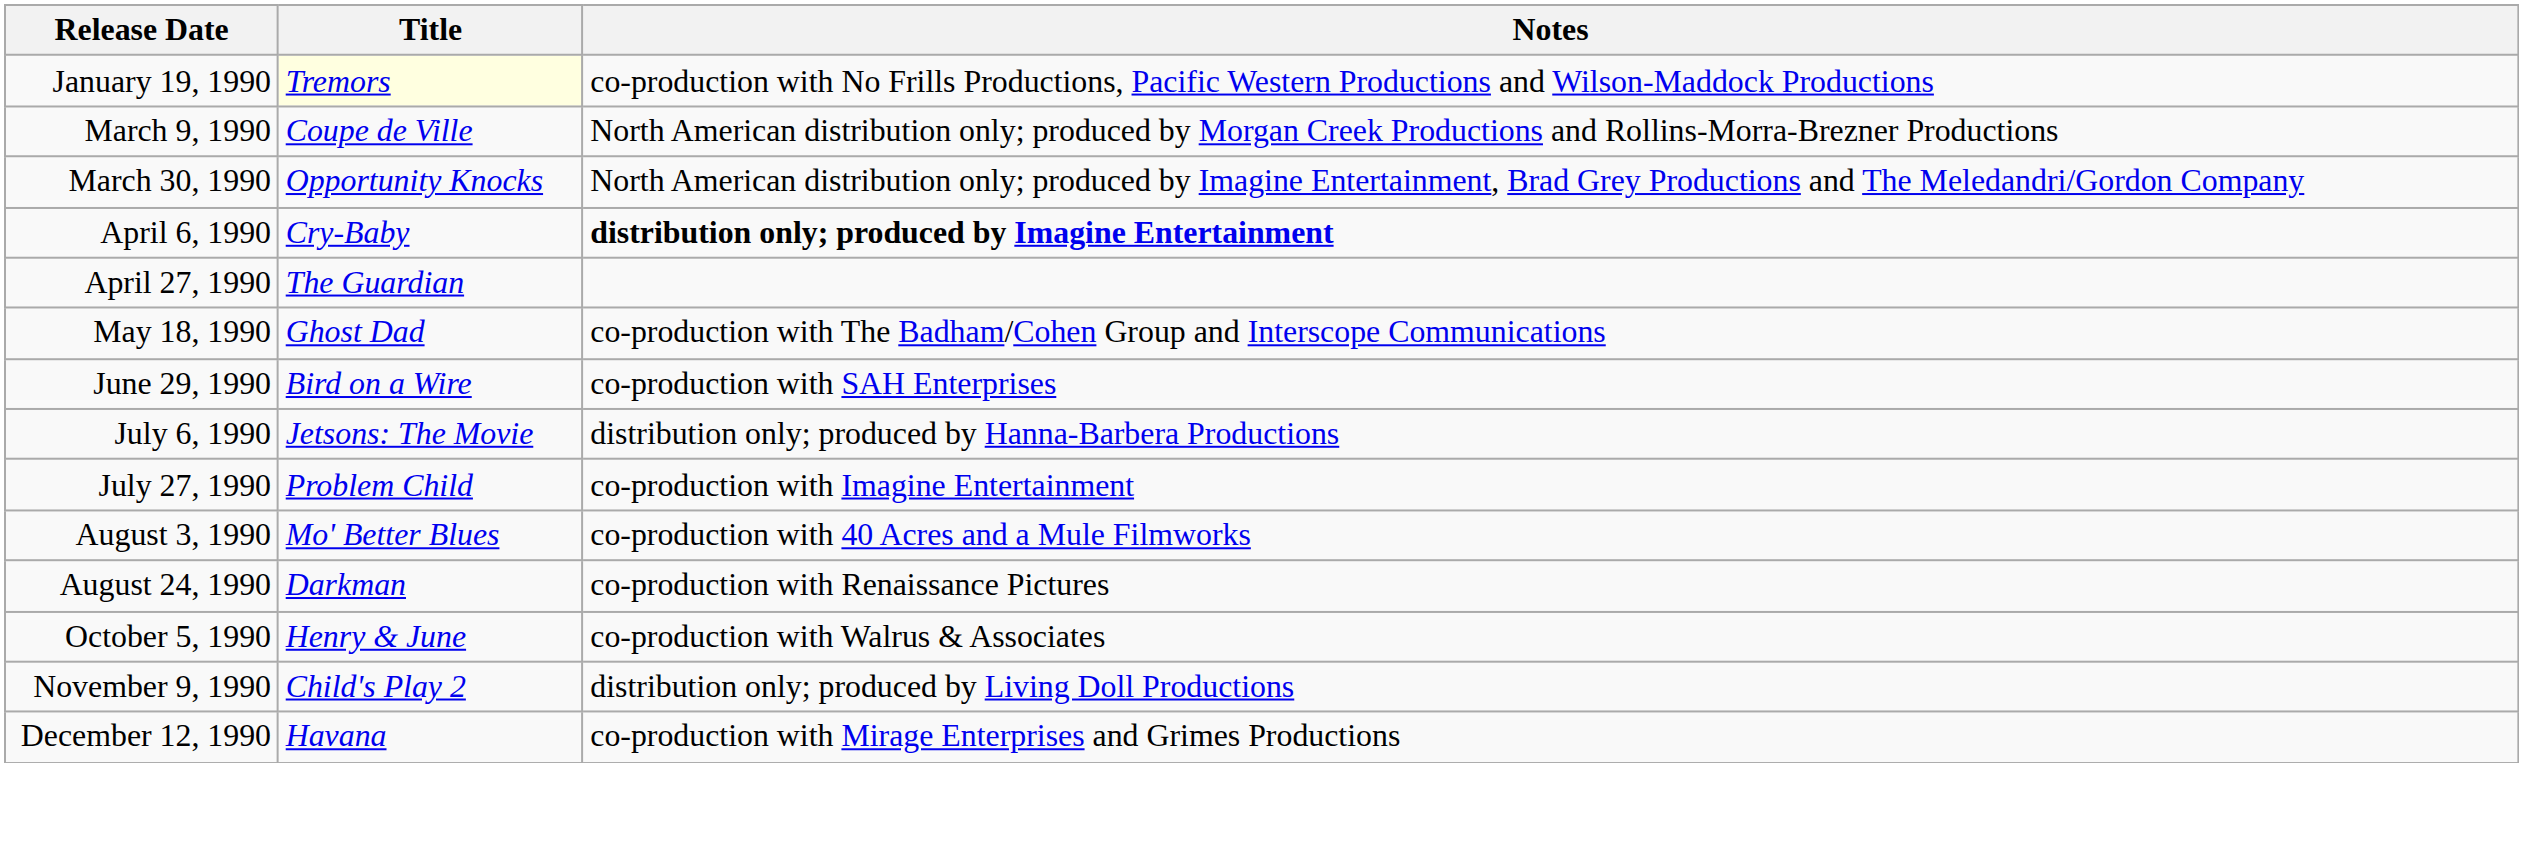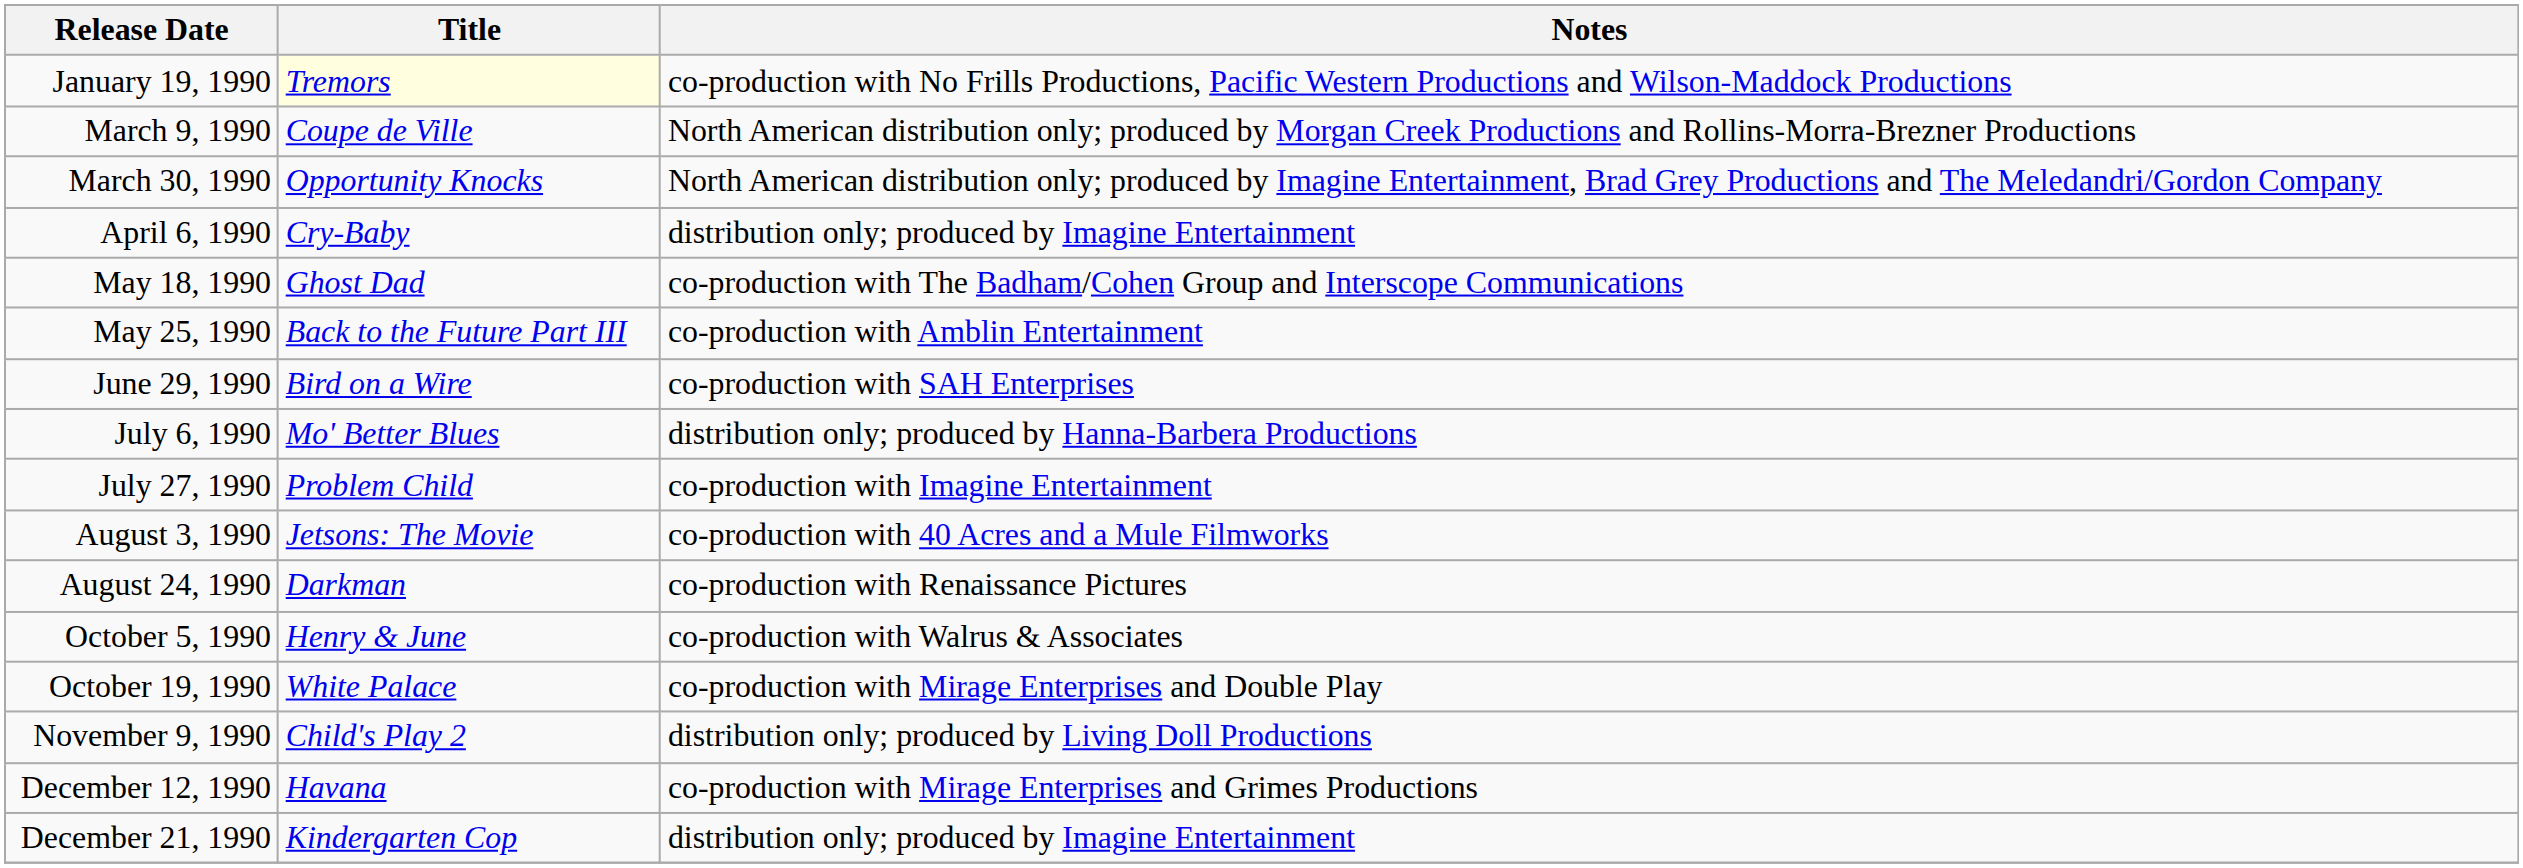(962, 231) bold -> (1011, 231) normal
- row: (178, 282)
+ row: (182, 332)
(409, 433) Jetsons: The Movie -> (393, 433) Mo' Better Blues
(393, 534) Mo' Better Blues -> (409, 534) Jetsons: The Movie
+ row: (160, 686)
+ row: (146, 837)
